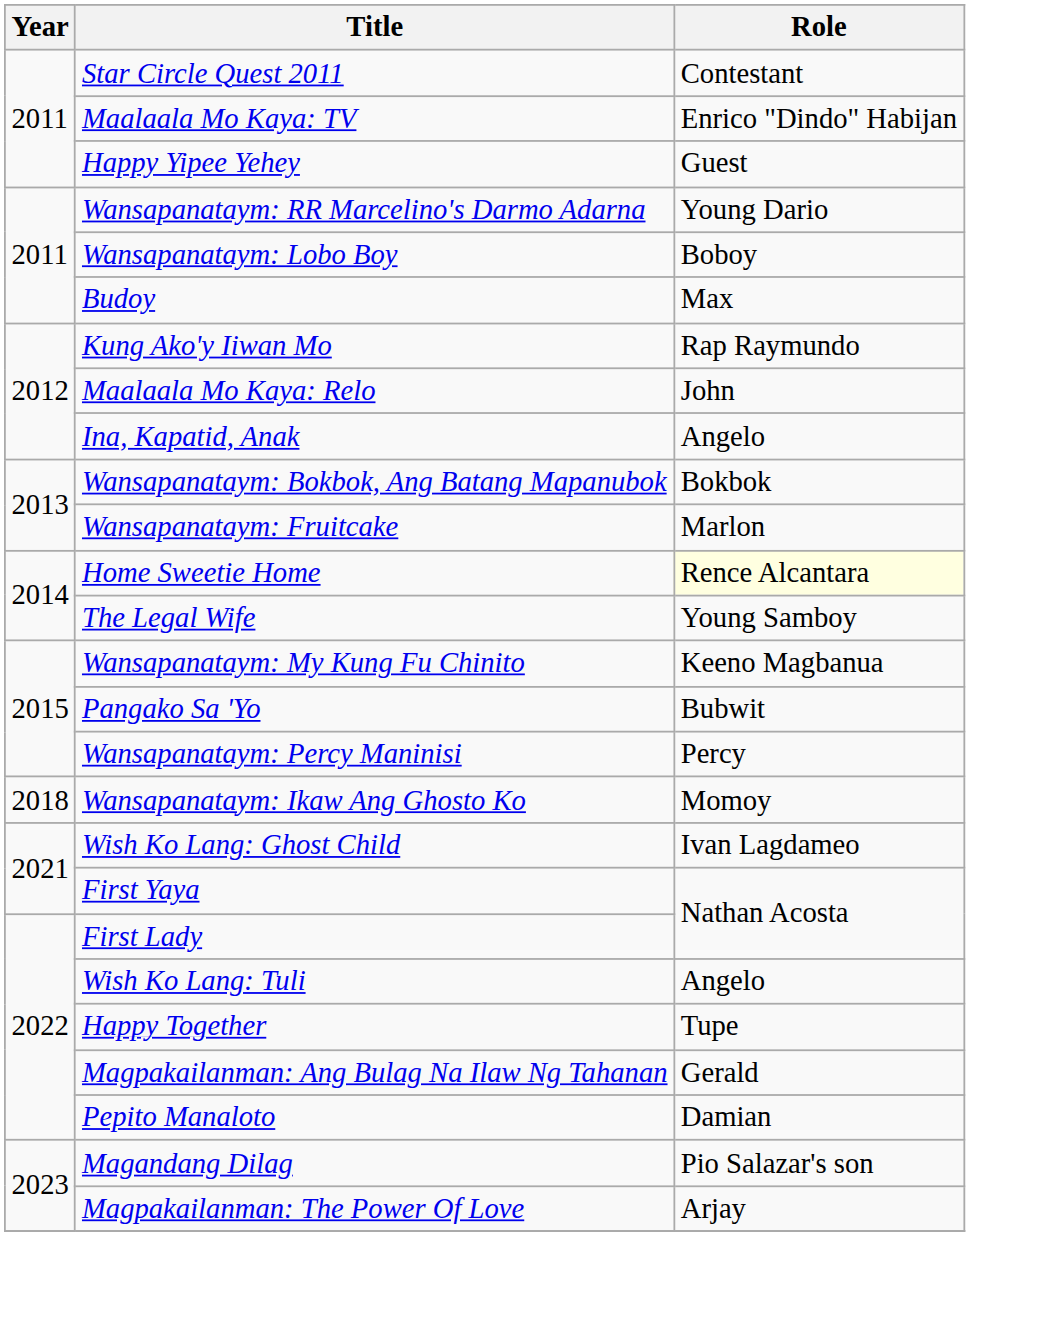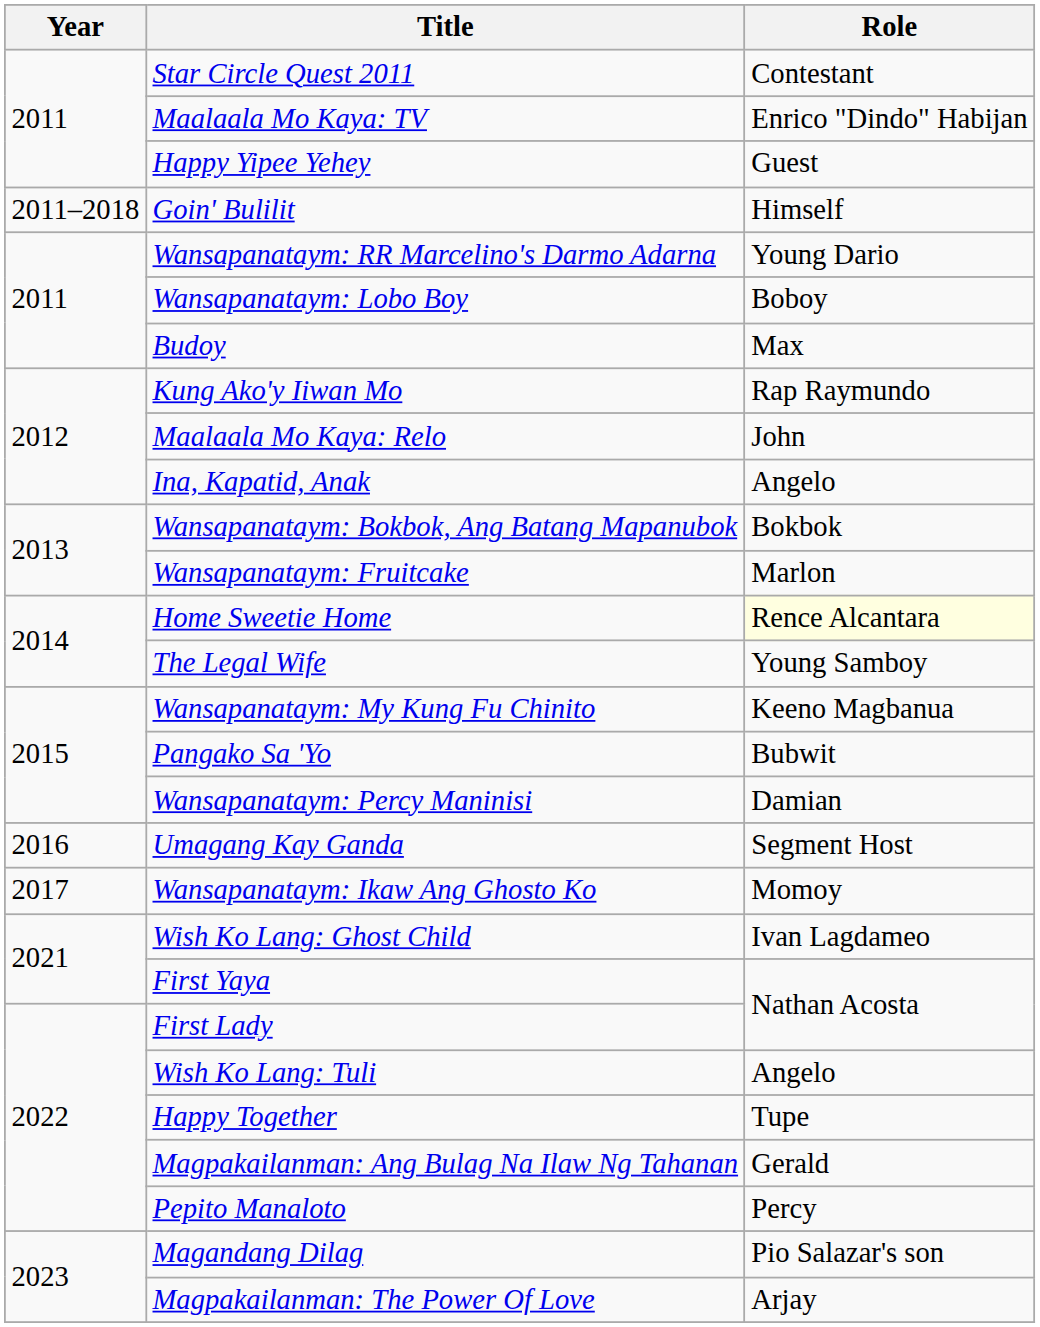+ row: (224, 208)
(713, 753) Percy -> (797, 799) Damian
+ row: (278, 844)
(40, 799) 2018 -> (40, 890) 2017
(726, 1117) Damian -> (784, 1208) Percy
